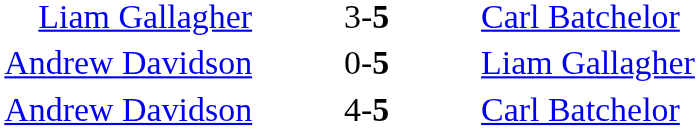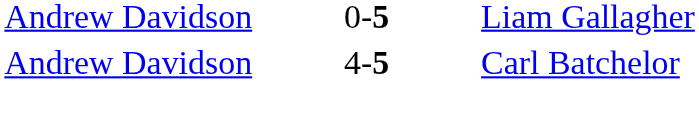- row: (367, 16)
